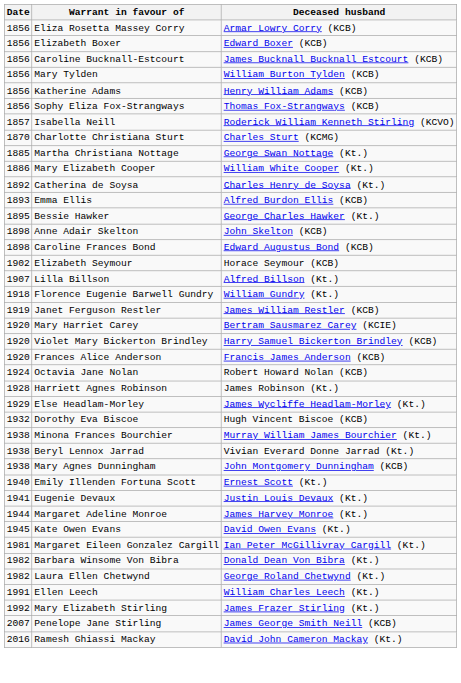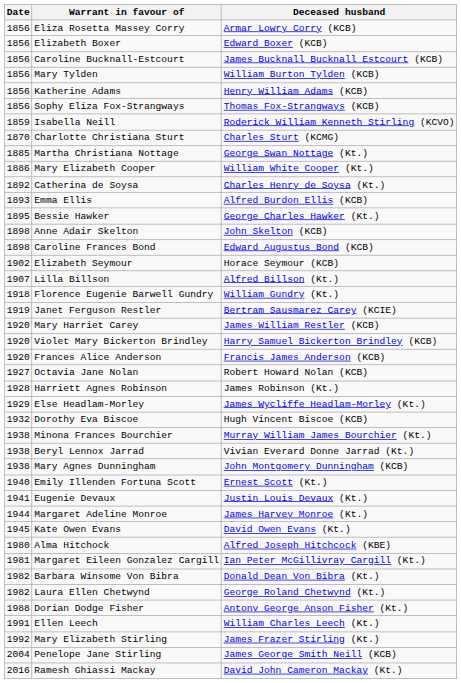(18, 122) 1857 -> (18, 122) 1859
(302, 310) James William Restler (KCB) -> (310, 310) Bertram Sausmarez Carey (KCIE)
(310, 326) Bertram Sausmarez Carey (KCIE) -> (302, 326) James William Restler (KCB)
(18, 373) 1924 -> (18, 373) 1927
+ row: (72, 545)
+ row: (89, 608)
(18, 624) 2007 -> (18, 655) 2004
